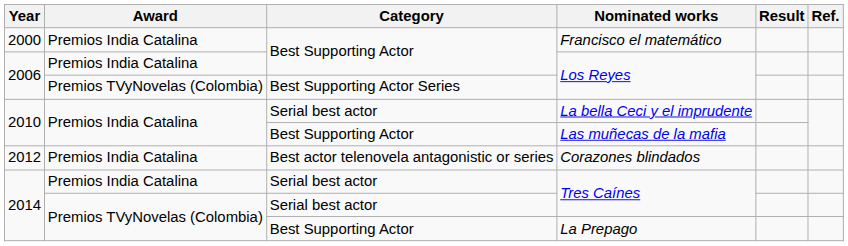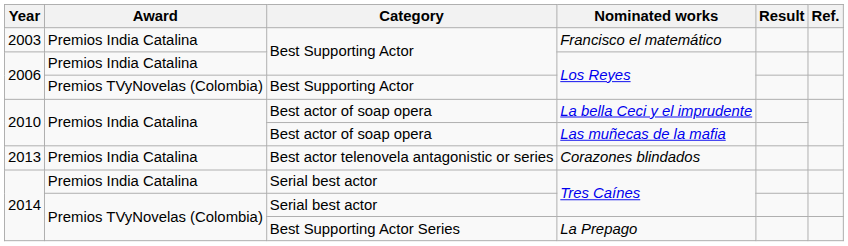(24, 39) 2000 -> (24, 39) 2003
(365, 87) Best Supporting Actor Series -> (342, 87) Best Supporting Actor
(323, 110) Serial best actor -> (351, 110) Best actor of soap opera
(342, 134) Best Supporting Actor -> (351, 134) Best actor of soap opera
(24, 157) 2012 -> (24, 157) 2013
(342, 228) Best Supporting Actor -> (365, 228) Best Supporting Actor Series
